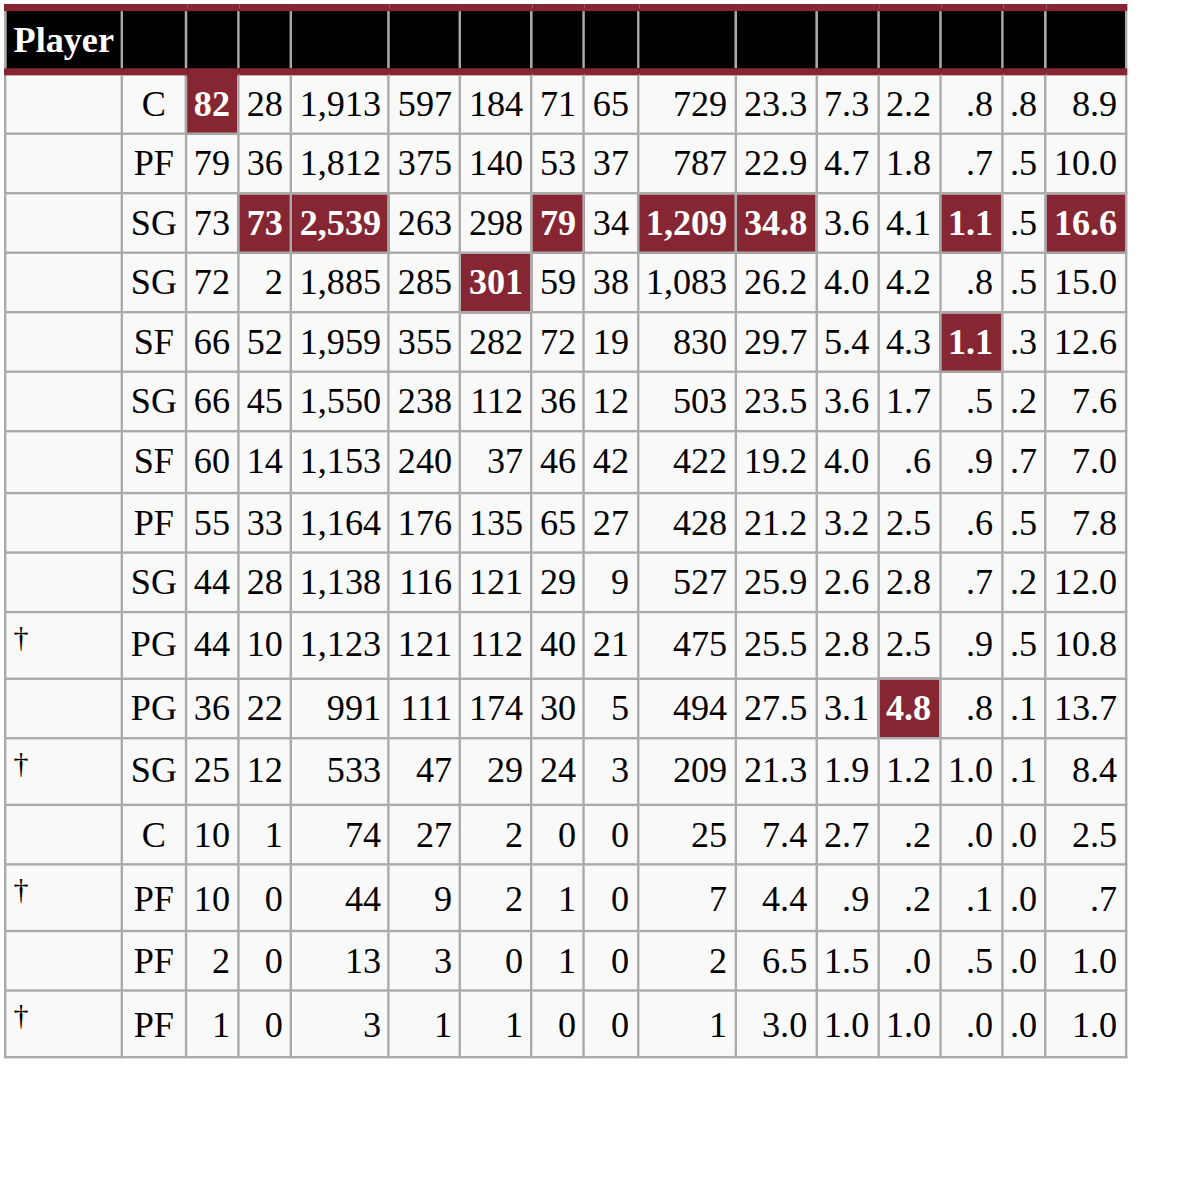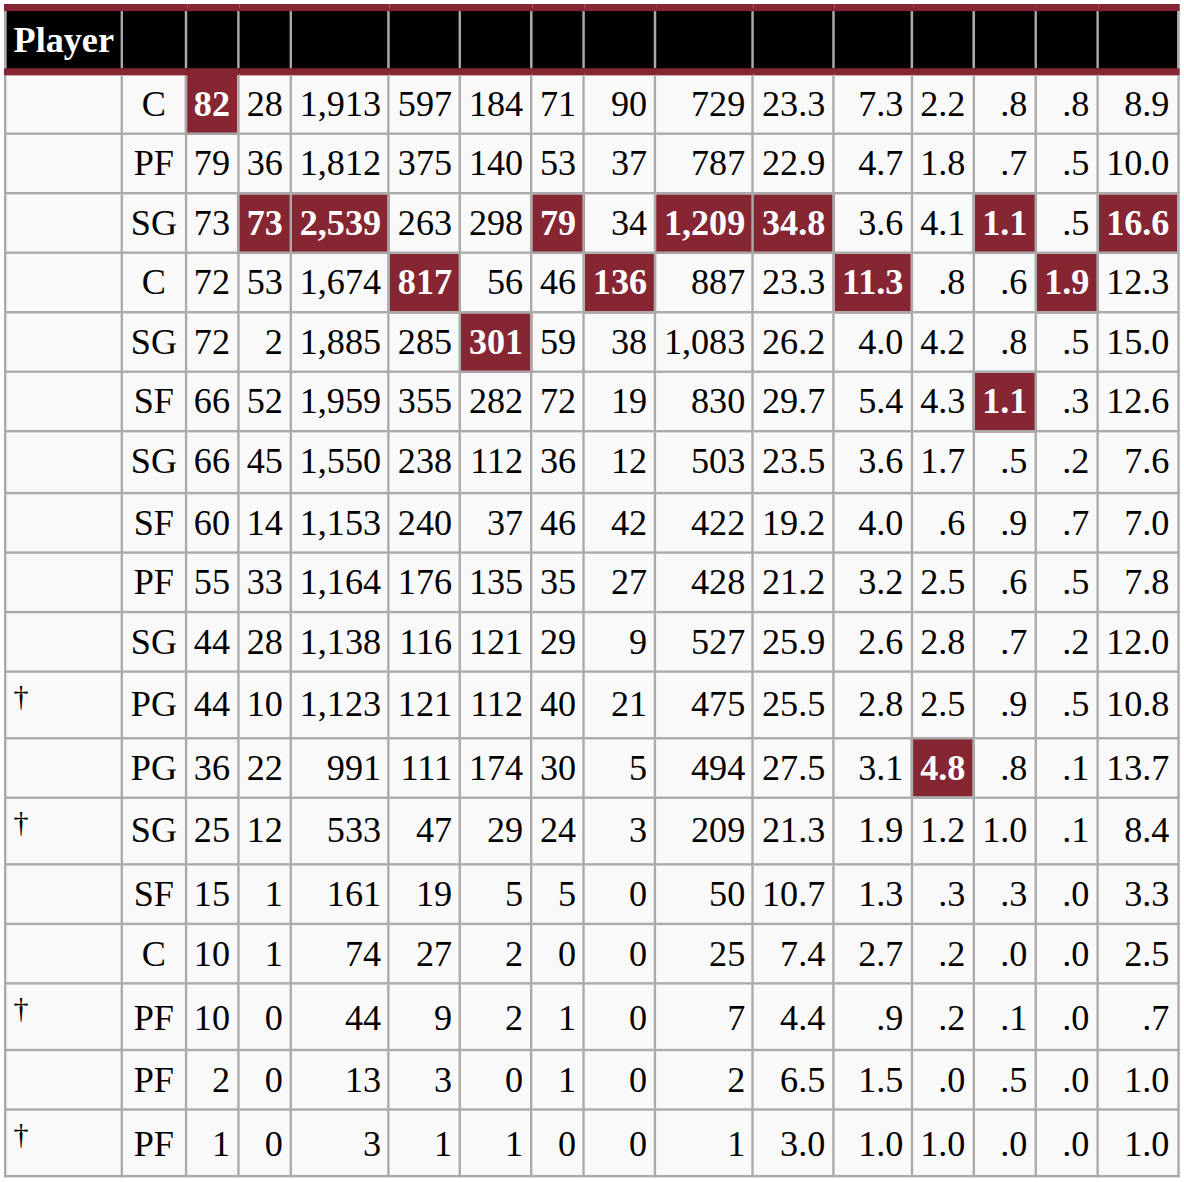(611, 103) 65 -> (629, 103) 90
+ row: (212, 282)
(558, 521) 65 -> (558, 580) 35
+ row: (212, 893)
